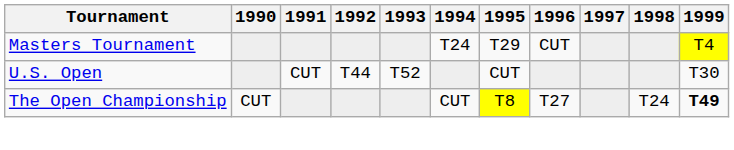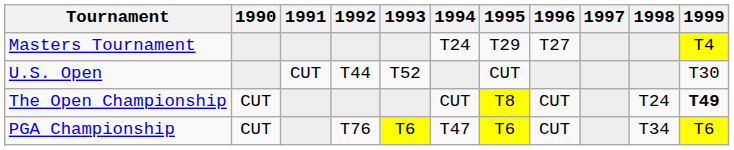(555, 47) CUT -> (555, 47) T27
(555, 103) T27 -> (555, 103) CUT
+ row: (92, 131)
